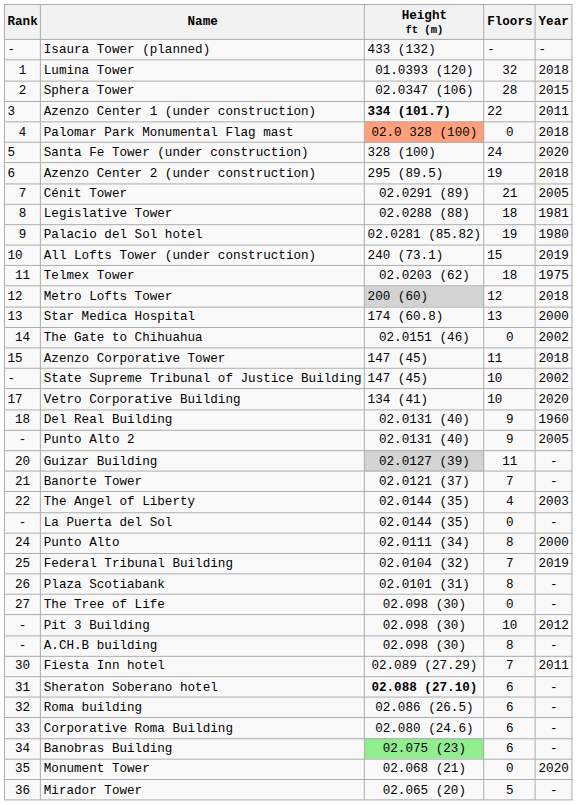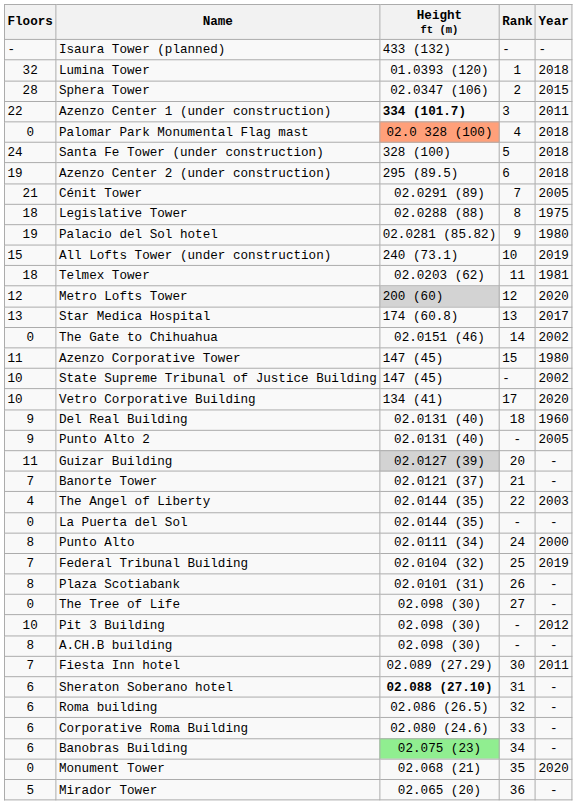columns swapped: (23, 22) <-> (510, 22)
(554, 153) 2020 -> (554, 153) 2018
(554, 214) 1981 -> (554, 214) 1975
(554, 276) 1975 -> (554, 276) 1981
(554, 296) 2018 -> (554, 296) 2020
(554, 317) 2000 -> (554, 317) 2017
(554, 358) 2018 -> (554, 358) 1980
